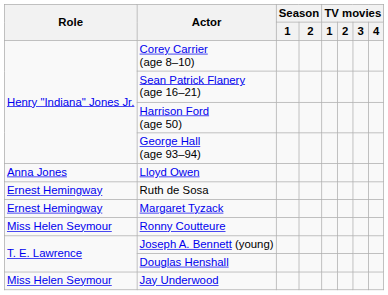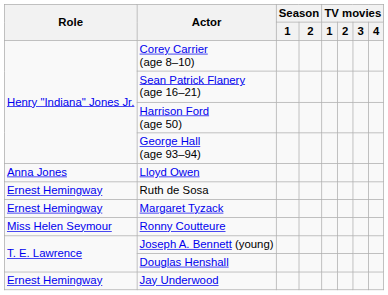(59, 280) Miss Helen Seymour -> (55, 280) Ernest Hemingway
